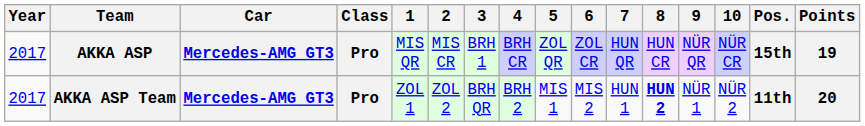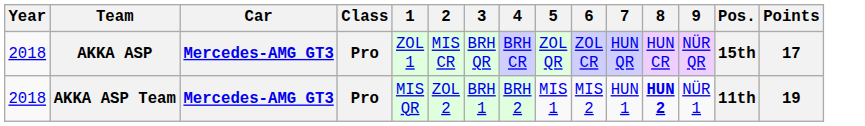- column: (732, 18)
(27, 53) 2017 -> (27, 53) 2018
(410, 53) MIS QR -> (410, 53) ZOL 1
(482, 53) BRH 1 -> (482, 53) BRH QR
(827, 53) 19 -> (791, 53) 17
(27, 98) 2017 -> (27, 98) 2018
(410, 98) ZOL 1 -> (410, 98) MIS QR
(482, 98) BRH QR -> (482, 98) BRH 1
(827, 98) 20 -> (791, 98) 19
